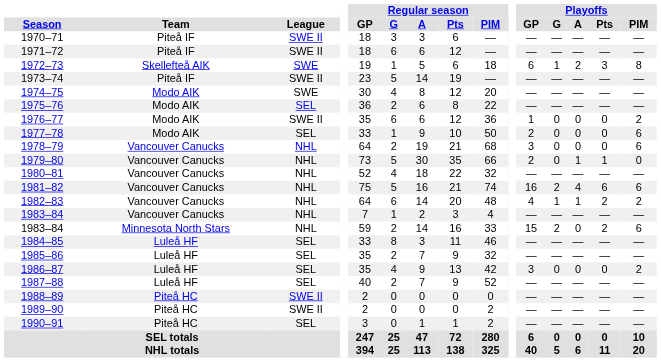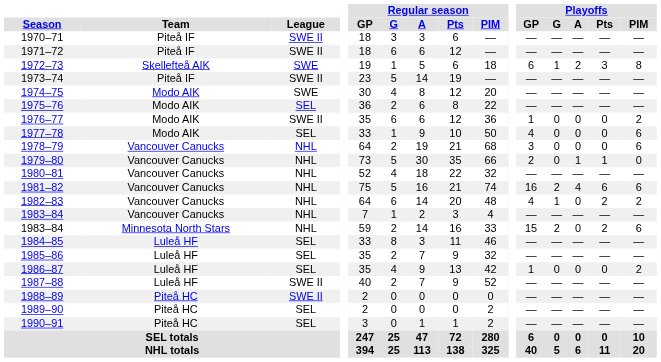(531, 133) 2 -> (531, 133) 4
(578, 201) 1 -> (578, 201) 0
(531, 269) 3 -> (531, 269) 1
(306, 282) SEL -> (306, 282) SWE II
(306, 310) SWE II -> (306, 310) SEL
